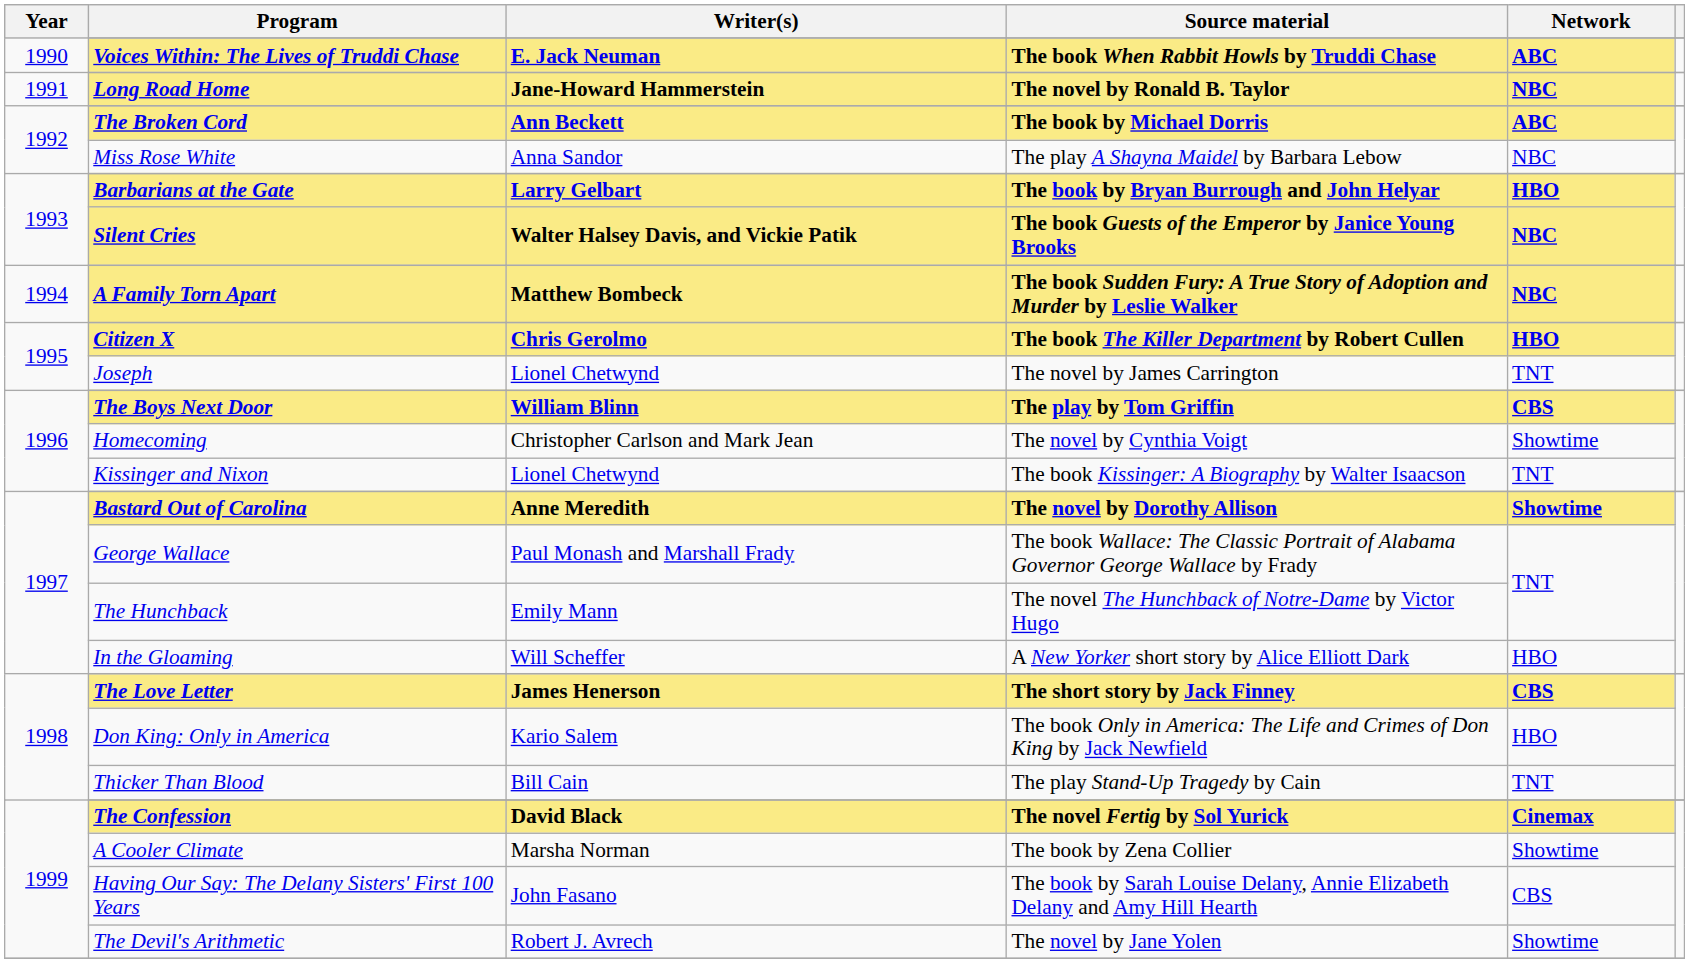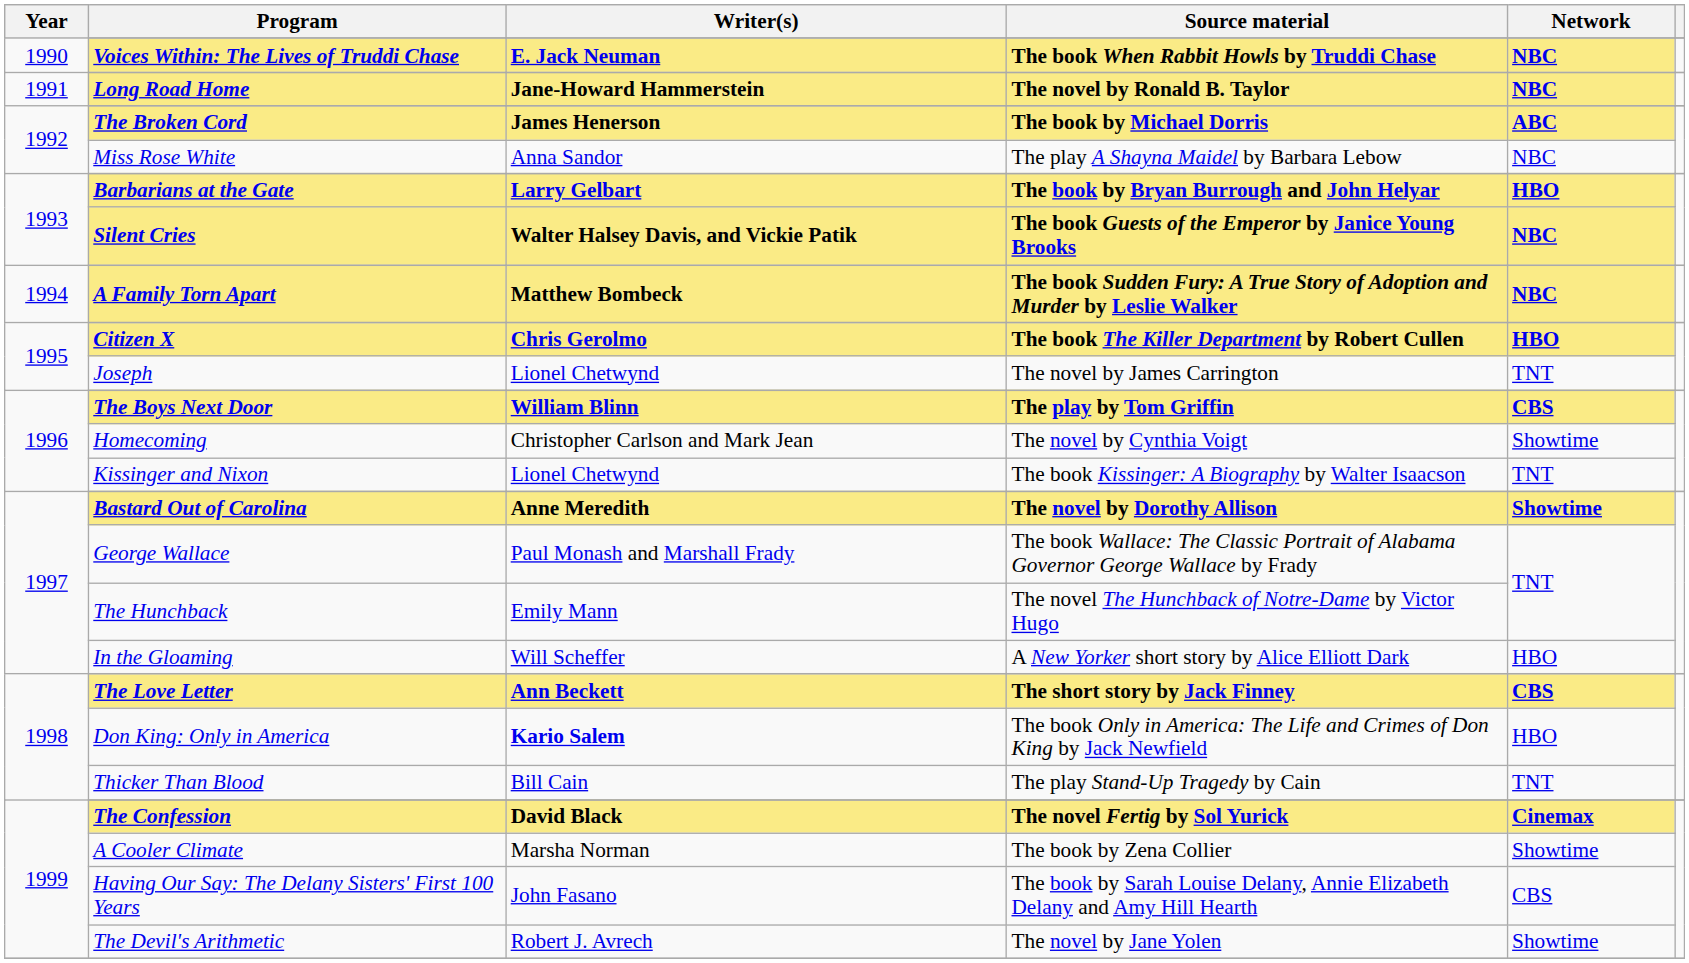(1535, 55) ABC -> (1535, 55) NBC
(567, 122) Ann Beckett -> (585, 122) James Henerson
(585, 690) James Henerson -> (567, 690) Ann Beckett
(564, 736) normal -> (568, 736) bold
